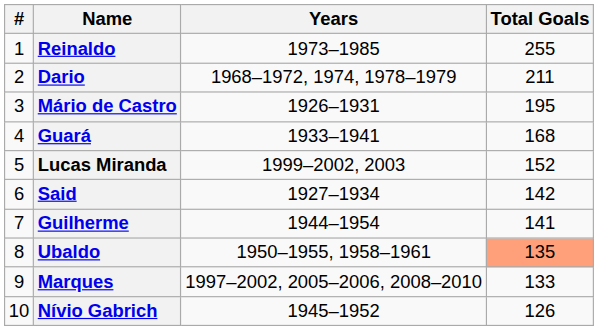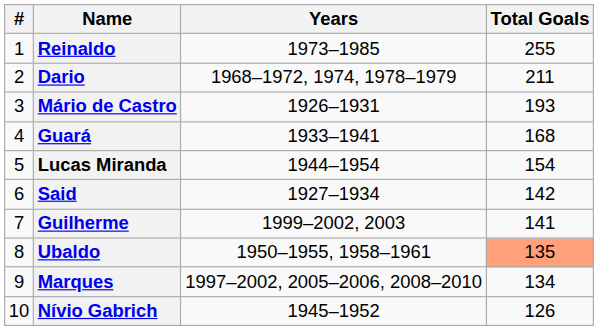(540, 106) 195 -> (540, 106) 193
(334, 164) 1999–2002, 2003 -> (334, 164) 1944–1954
(540, 164) 152 -> (540, 164) 154
(334, 223) 1944–1954 -> (334, 223) 1999–2002, 2003
(540, 281) 133 -> (540, 281) 134
